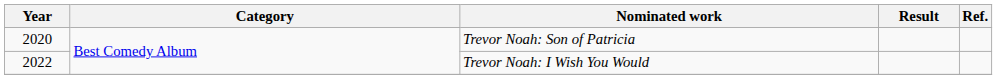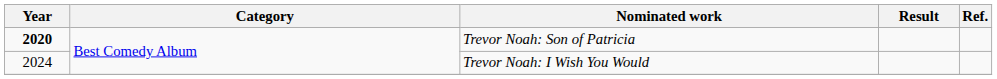(37, 39) normal -> (37, 39) bold
(37, 62) 2022 -> (37, 62) 2024
